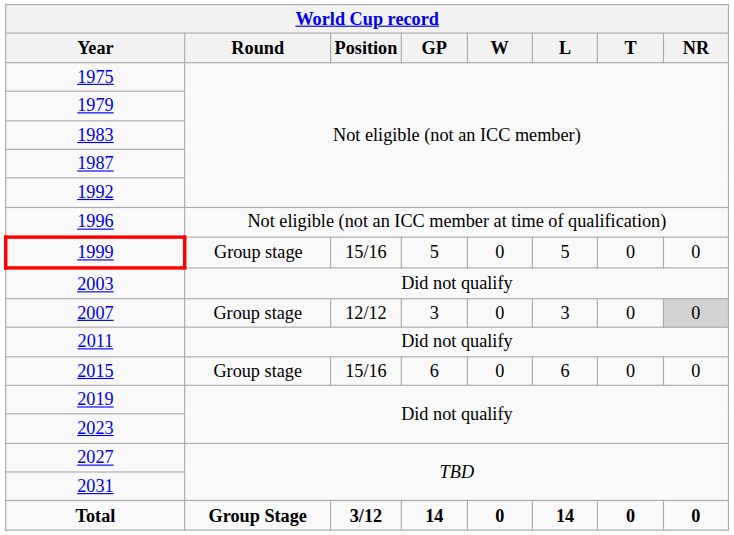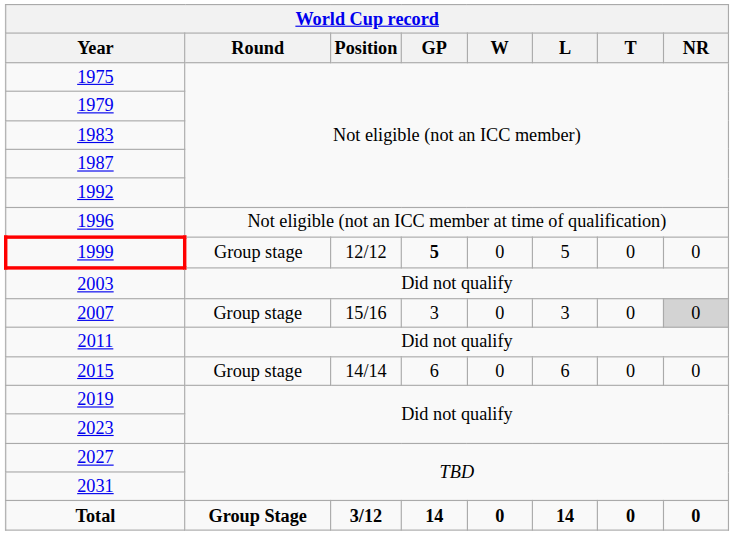(366, 252) 15/16 -> (366, 252) 12/12
(434, 252) normal -> (434, 252) bold
(366, 312) 12/12 -> (366, 312) 15/16
(366, 370) 15/16 -> (366, 370) 14/14
